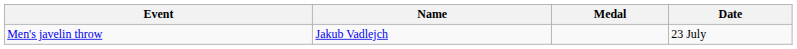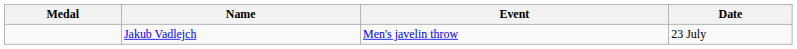columns swapped: (610, 14) <-> (159, 14)
